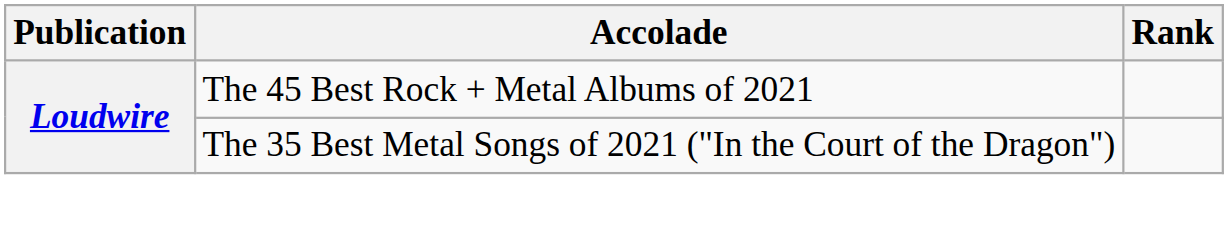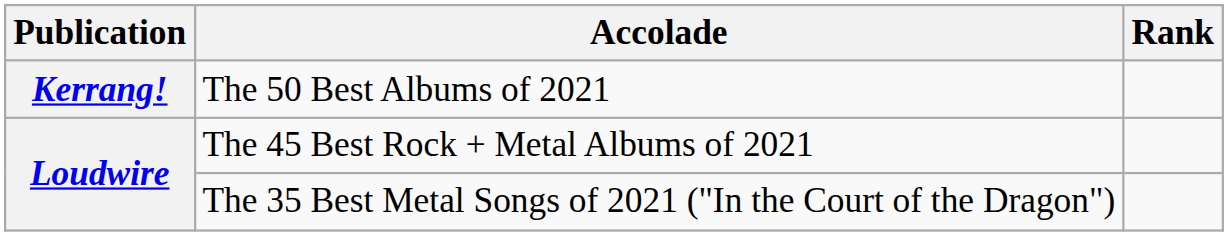+ row: (406, 88)
